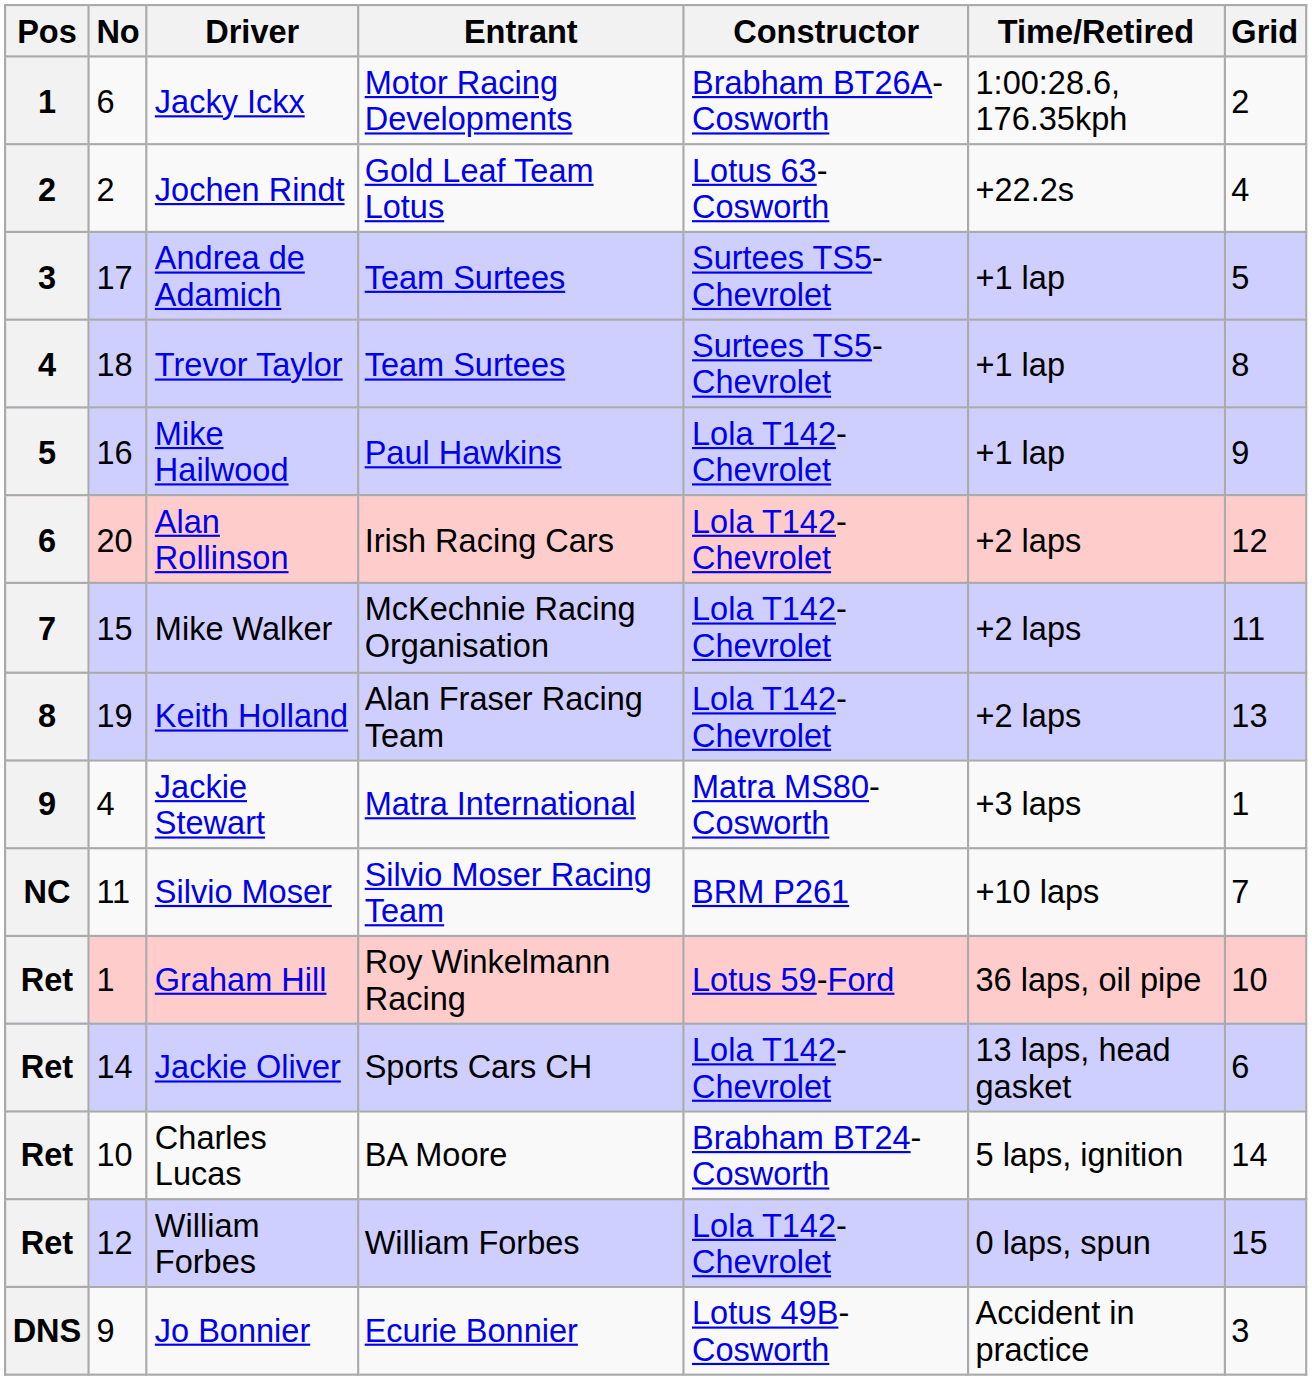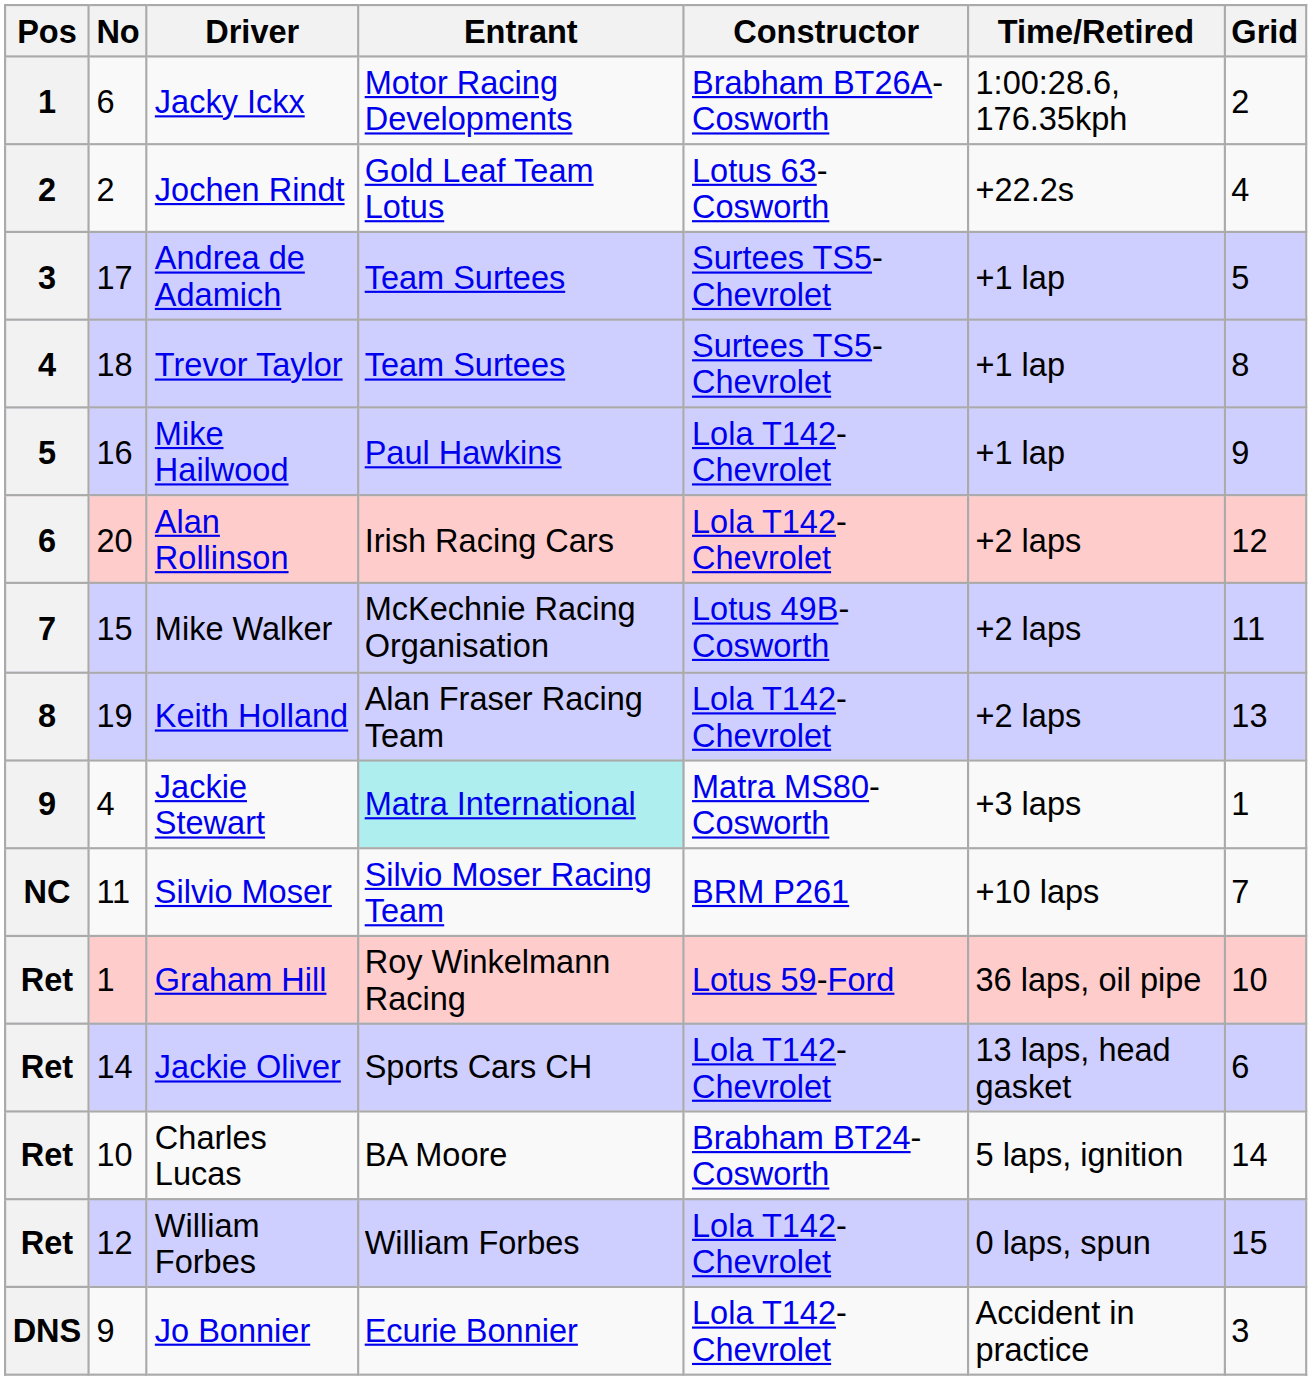(769, 628) Lola T142-Chevrolet -> (771, 628) Lotus 49B-Cosworth
(500, 804) no background -> (500, 804) paleturquoise background
(771, 1331) Lotus 49B-Cosworth -> (769, 1331) Lola T142-Chevrolet
